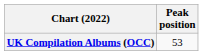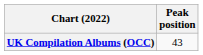(177, 42) 53 -> (177, 42) 43
